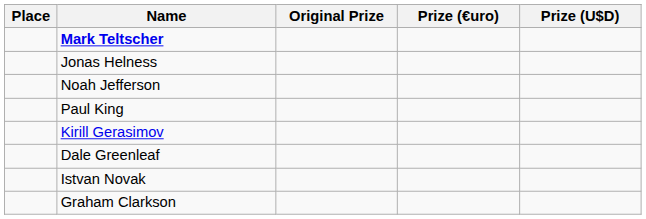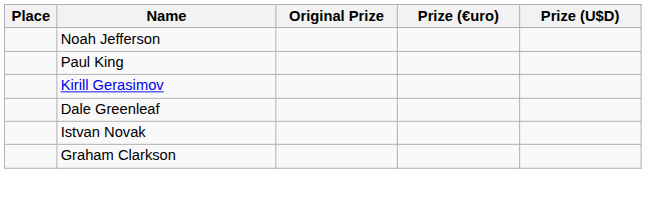- row: (112, 39)
- row: (109, 62)
